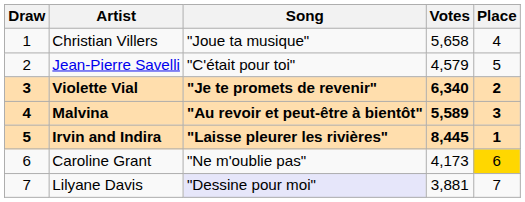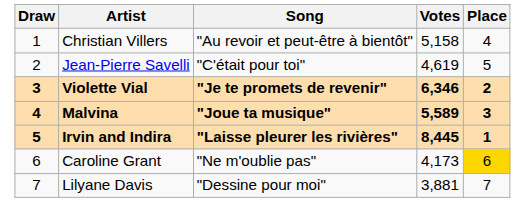(248, 40) "Joue ta musique" -> (305, 40) "Au revoir et peut-être à bientôt"
(450, 40) 5,658 -> (440, 40) 5,158
(450, 64) 4,579 -> (440, 64) 4,619
(450, 88) 6,340 -> (440, 88) 6,346
(305, 112) "Au revoir et peut-être à bientôt" -> (264, 112) "Joue ta musique"
(251, 185) lavender background -> (261, 185) no background
